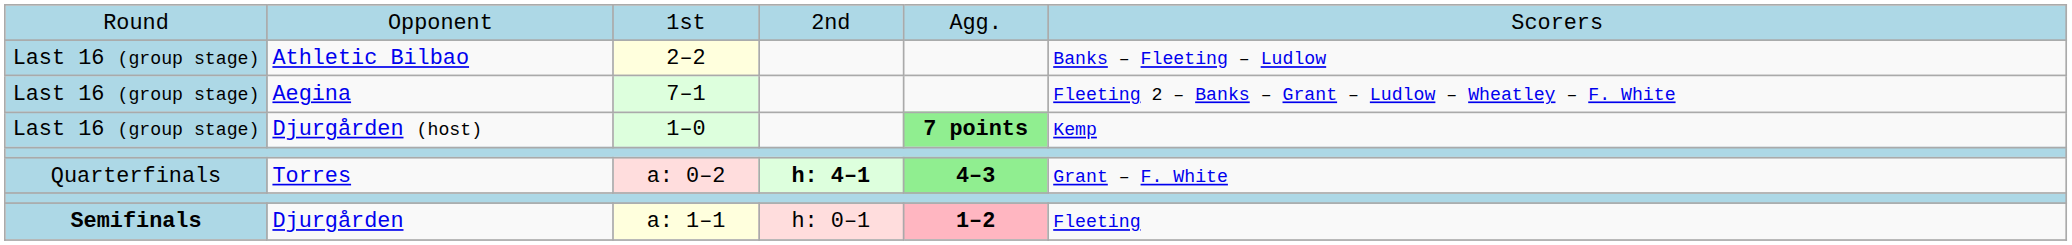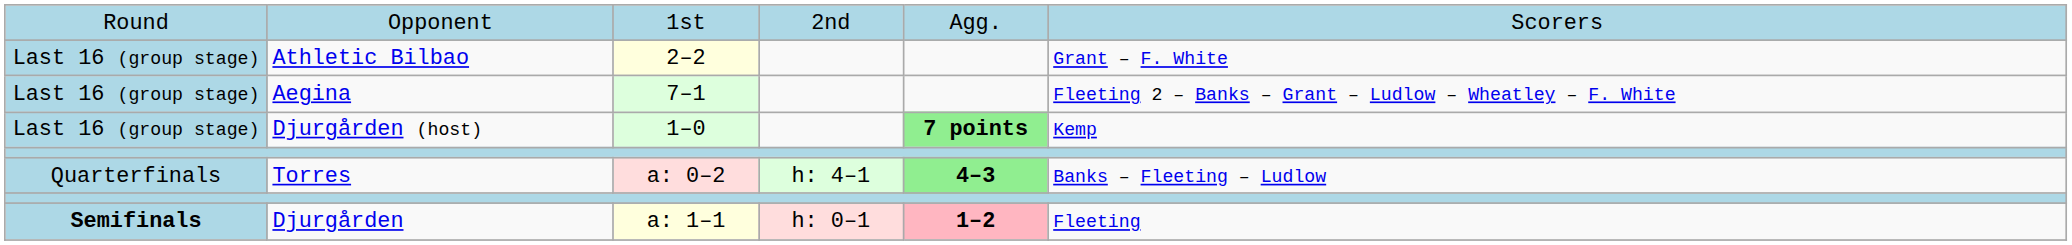(1190, 59) Banks – Fleeting – Ludlow -> (1141, 59) Grant – F. White
(831, 175) bold -> (831, 175) normal
(1141, 176) Grant – F. White -> (1190, 176) Banks – Fleeting – Ludlow
